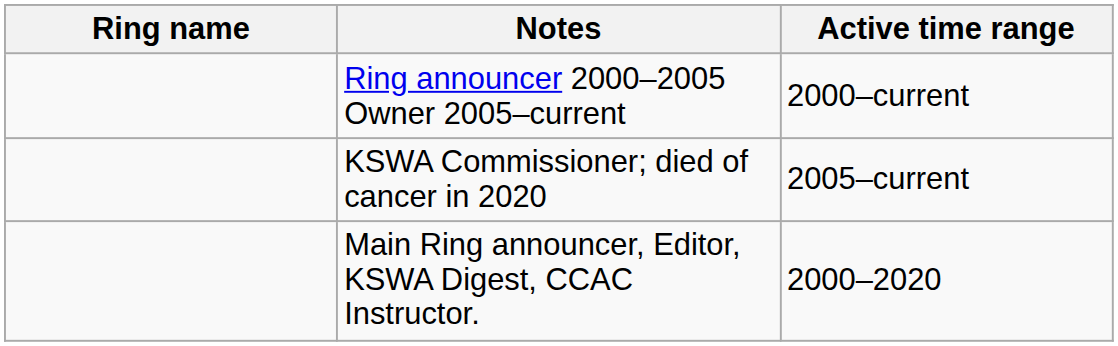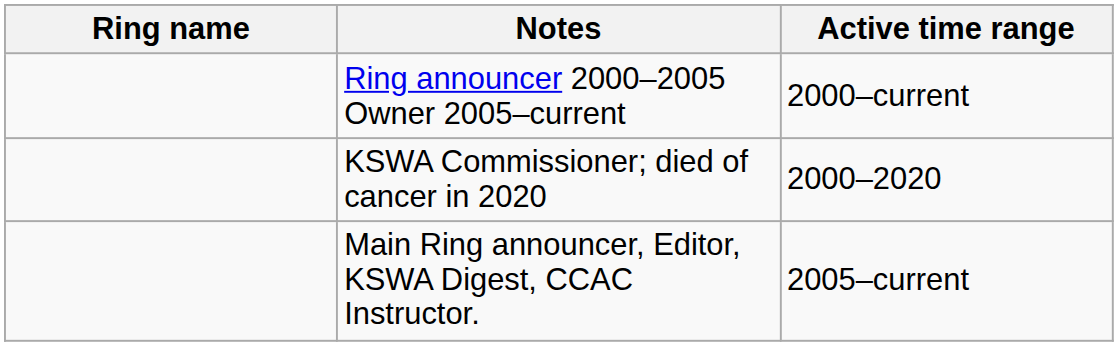(878, 179) 2005–current -> (864, 179) 2000–2020
(864, 280) 2000–2020 -> (878, 280) 2005–current
